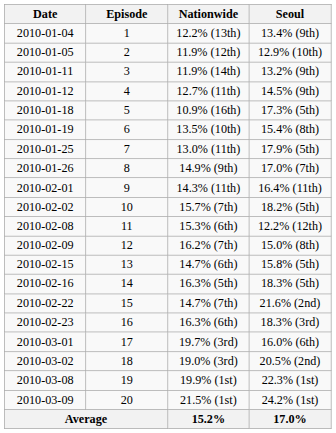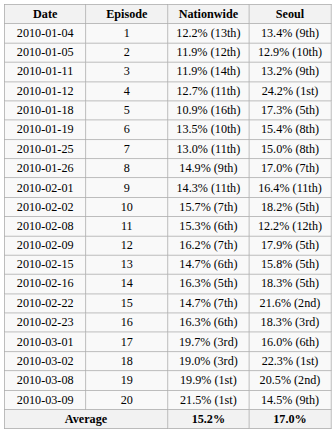(290, 91) 14.5% (9th) -> (290, 91) 24.2% (1st)
(290, 149) 17.9% (5th) -> (290, 149) 15.0% (8th)
(290, 245) 15.0% (8th) -> (290, 245) 17.9% (5th)
(290, 361) 20.5% (2nd) -> (290, 361) 22.3% (1st)
(290, 380) 22.3% (1st) -> (290, 380) 20.5% (2nd)
(290, 399) 24.2% (1st) -> (290, 399) 14.5% (9th)
